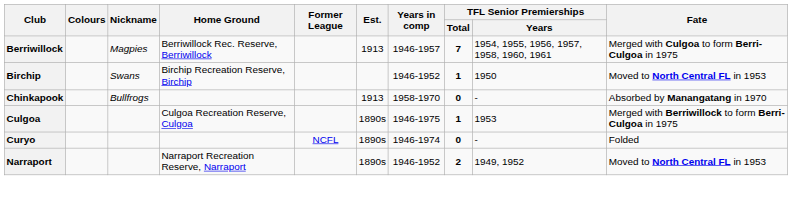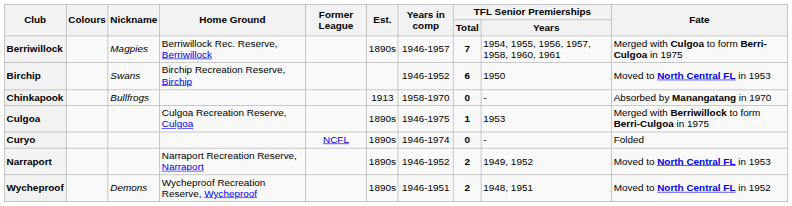(372, 49) 1913 -> (382, 49) 1890s
(458, 76) 1 -> (467, 76) 6
+ row: (35, 188)
